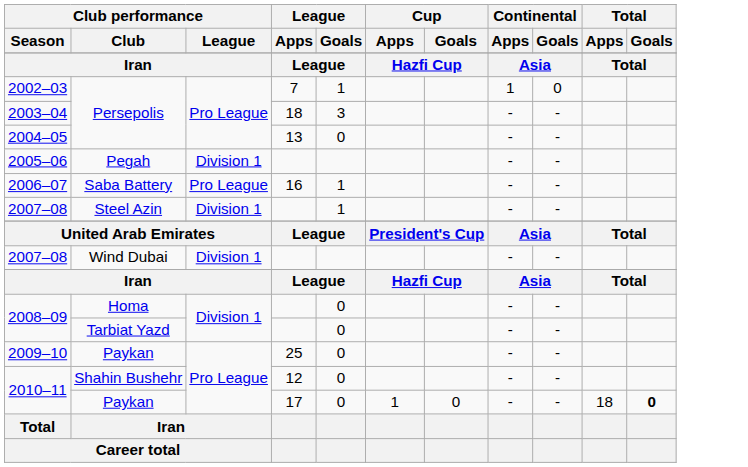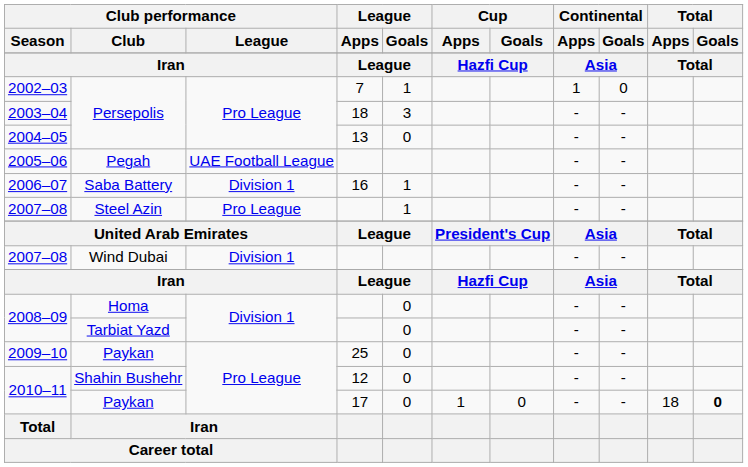(229, 161) Division 1 -> (262, 161) UAE Football League
(229, 185) Pro League -> (262, 185) Division 1
(229, 209) Division 1 -> (262, 209) Pro League
